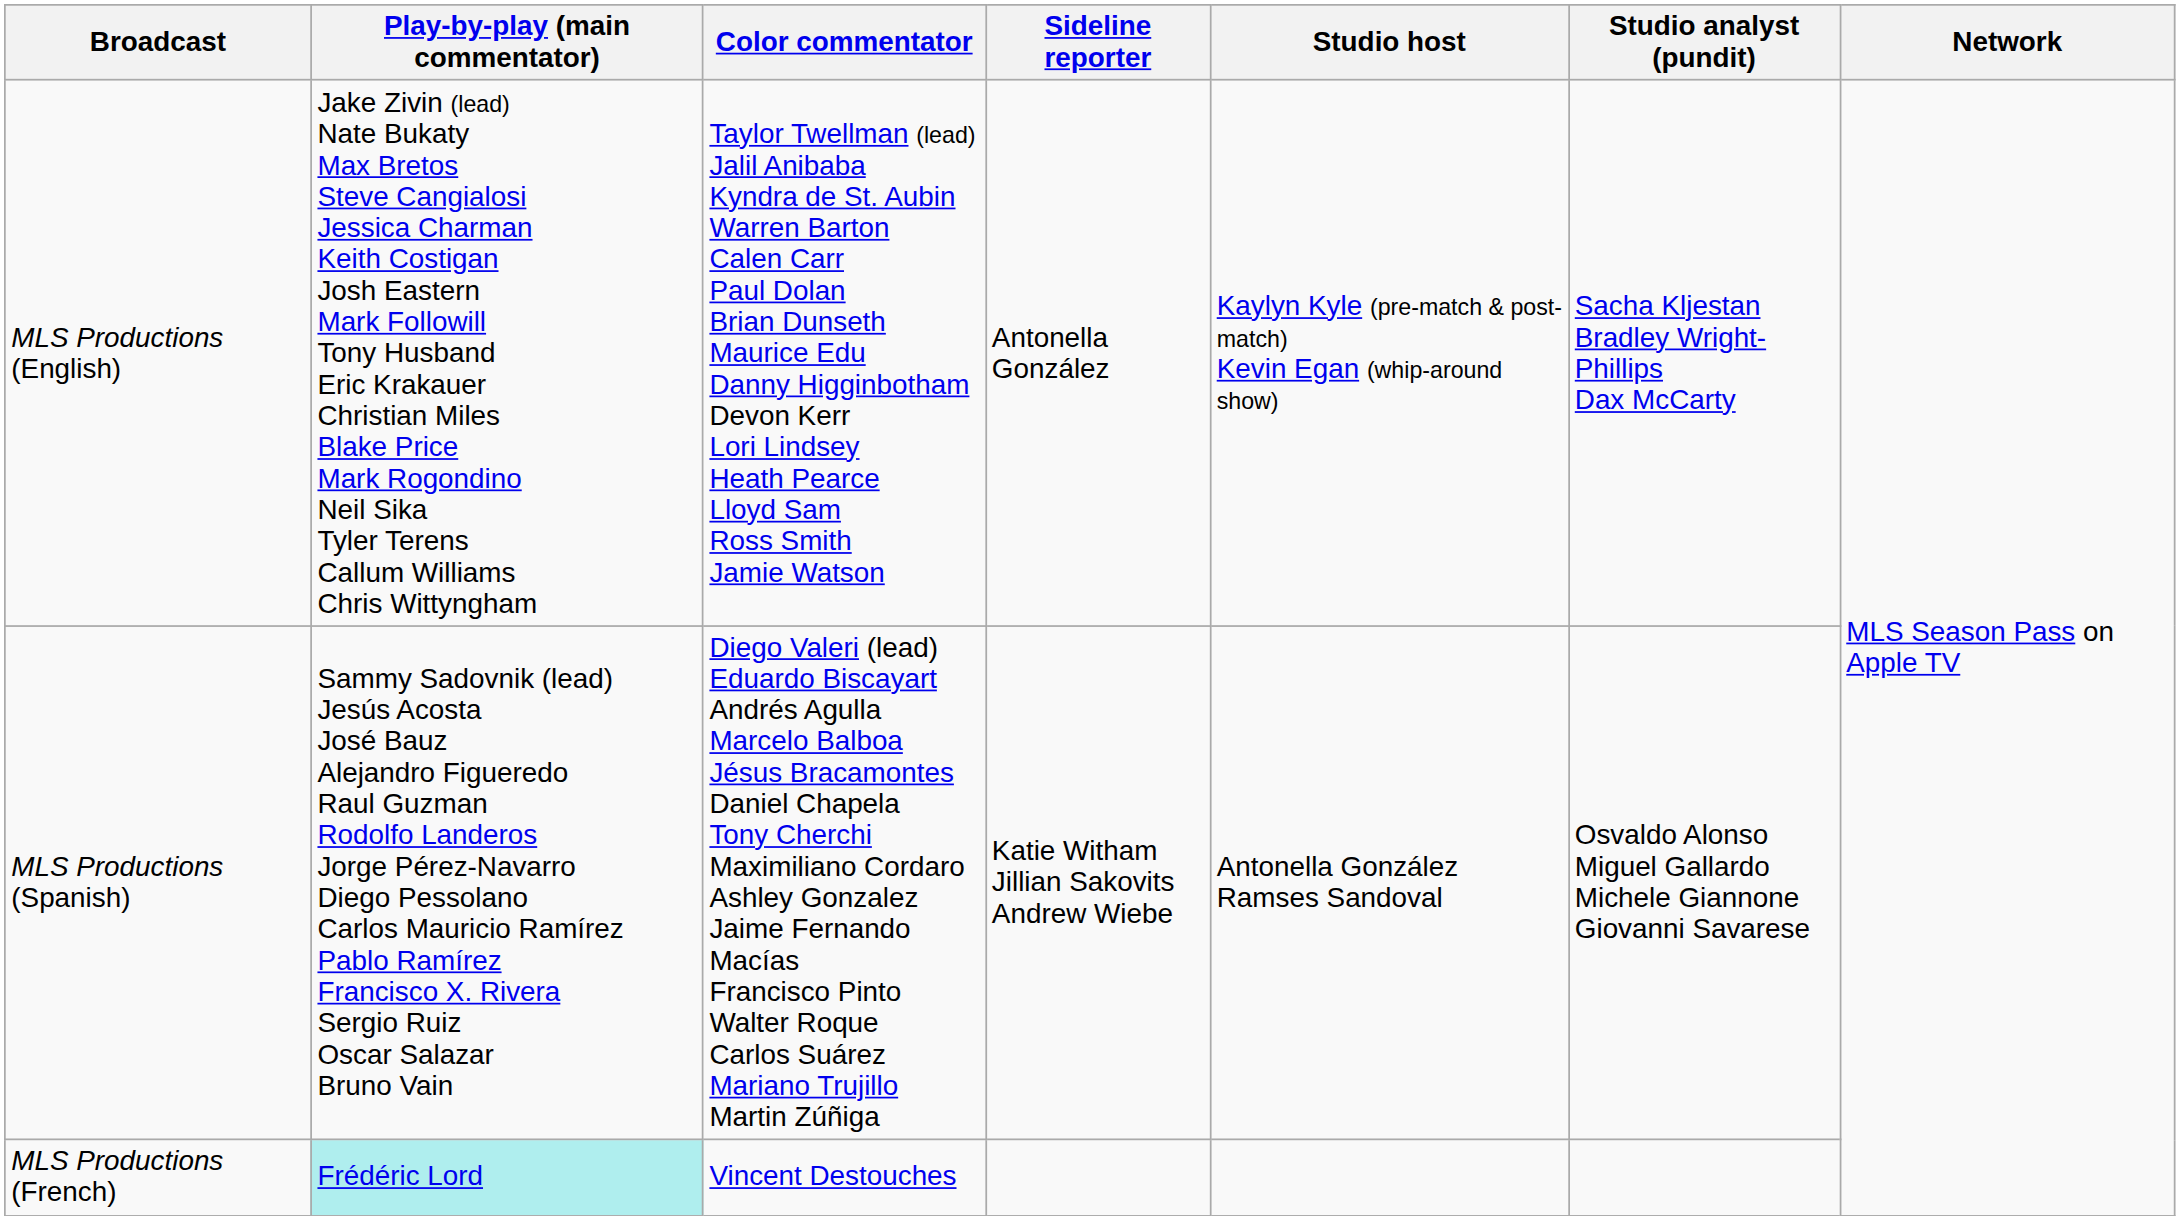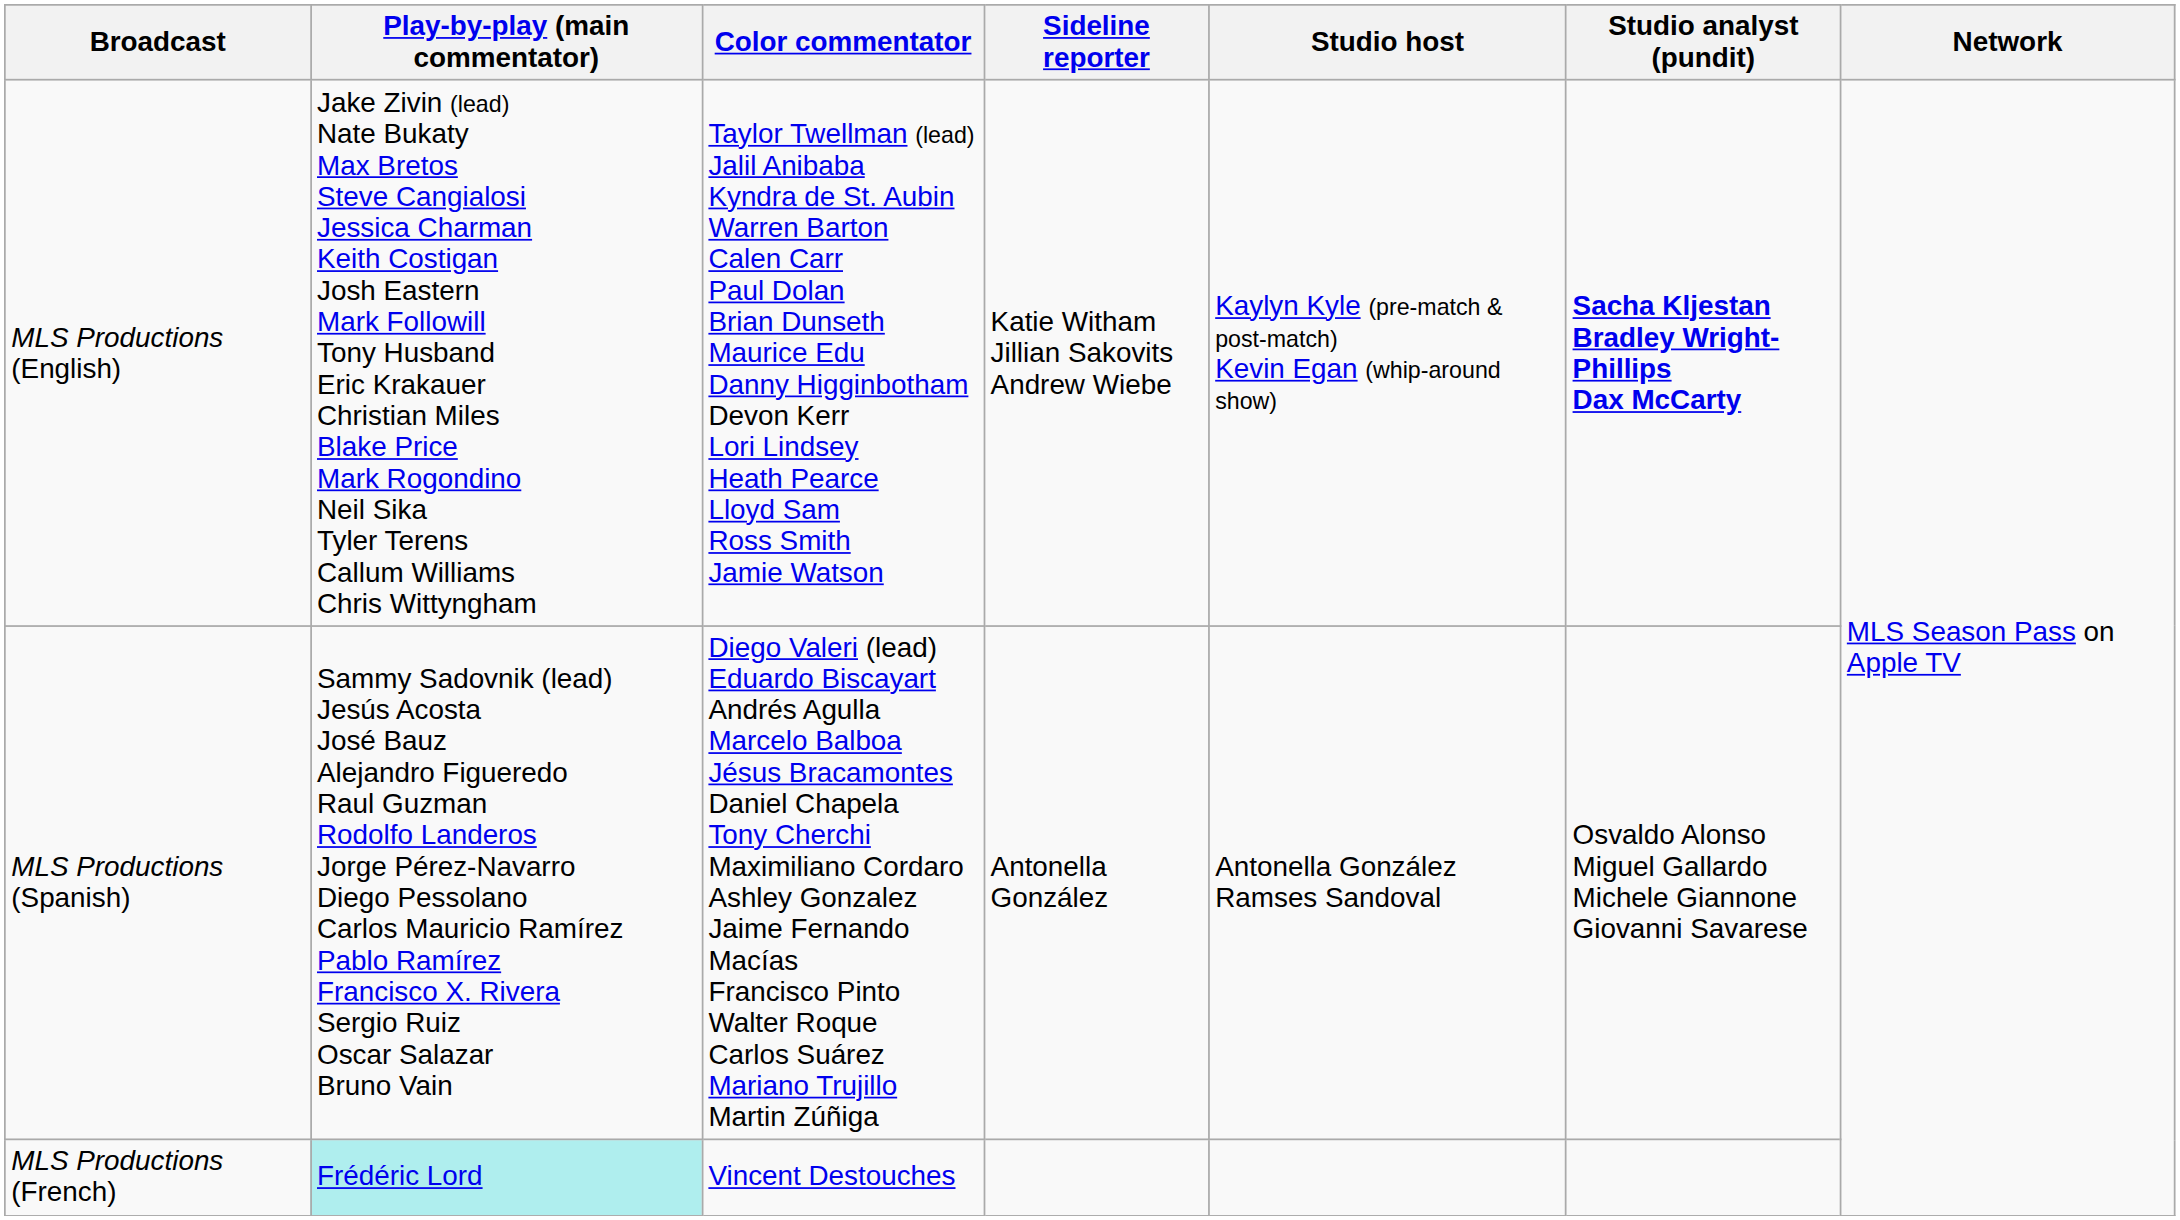(1051, 352) Antonella González -> (1082, 352) Katie Witham Jillian Sakovits Andrew Wiebe
(1670, 352) normal -> (1676, 352) bold
(1083, 882) Katie Witham Jillian Sakovits Andrew Wiebe -> (1049, 882) Antonella González
